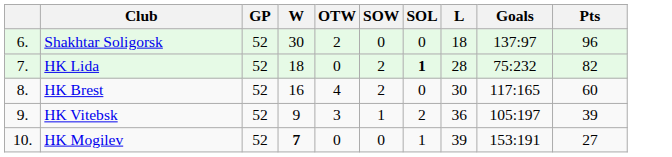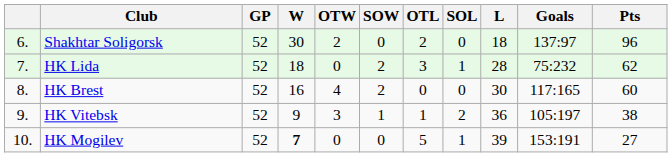+ column: (423, 16)
(422, 66) bold -> (462, 66) normal
(590, 66) 82 -> (630, 66) 62
(590, 115) 39 -> (630, 115) 38
